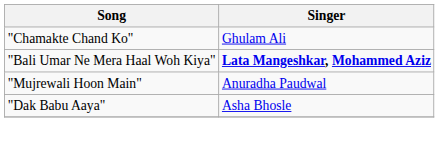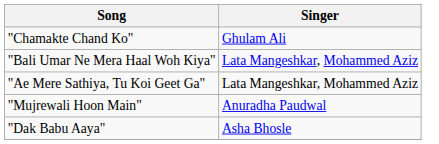(326, 61) bold -> (320, 61) normal
+ row: (106, 83)
